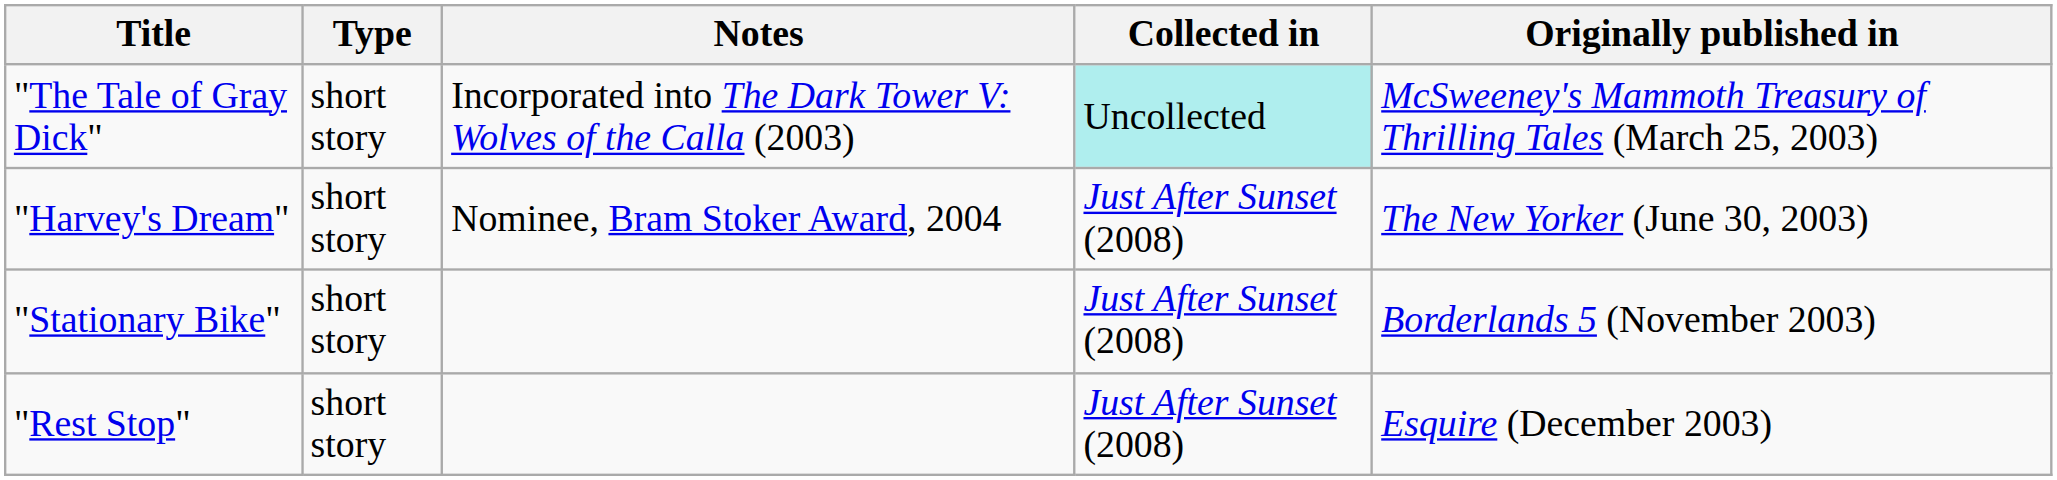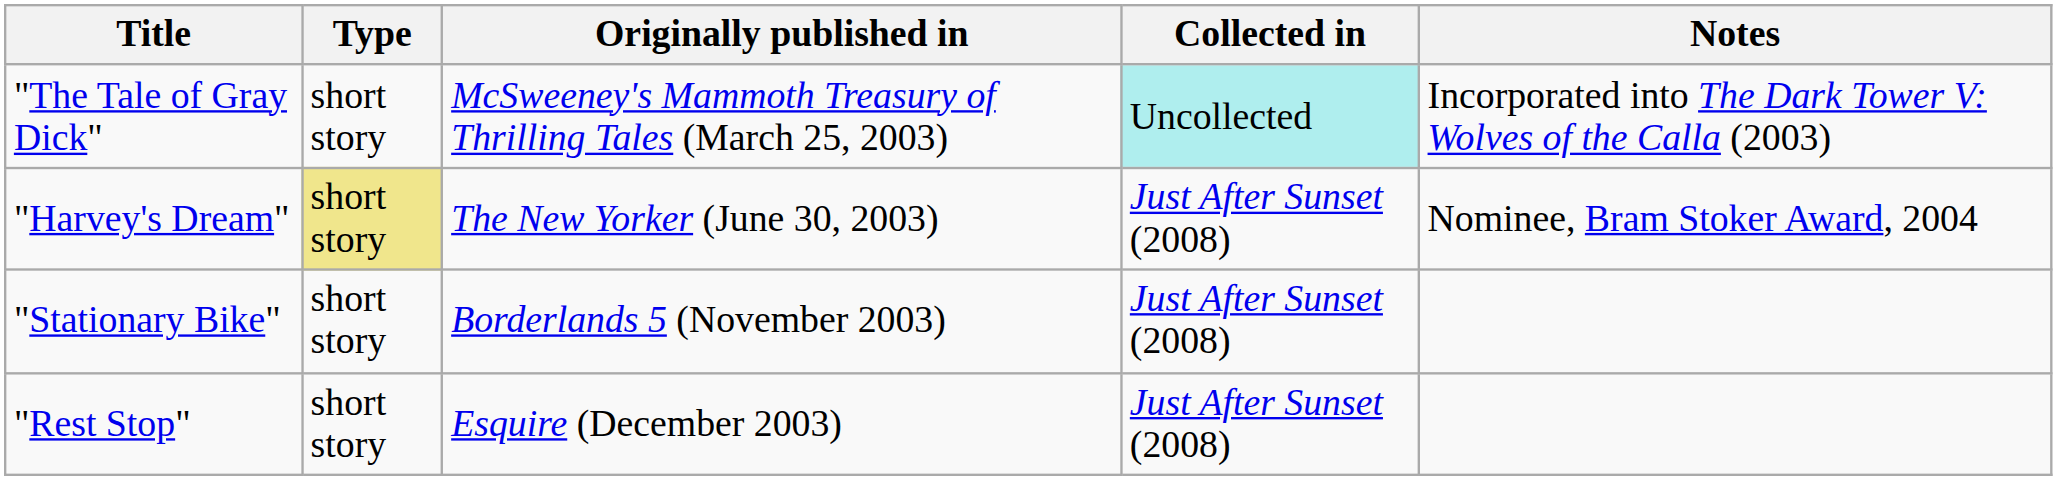columns swapped: (1712, 34) <-> (759, 34)
(348, 217) no background -> (348, 217) khaki background
